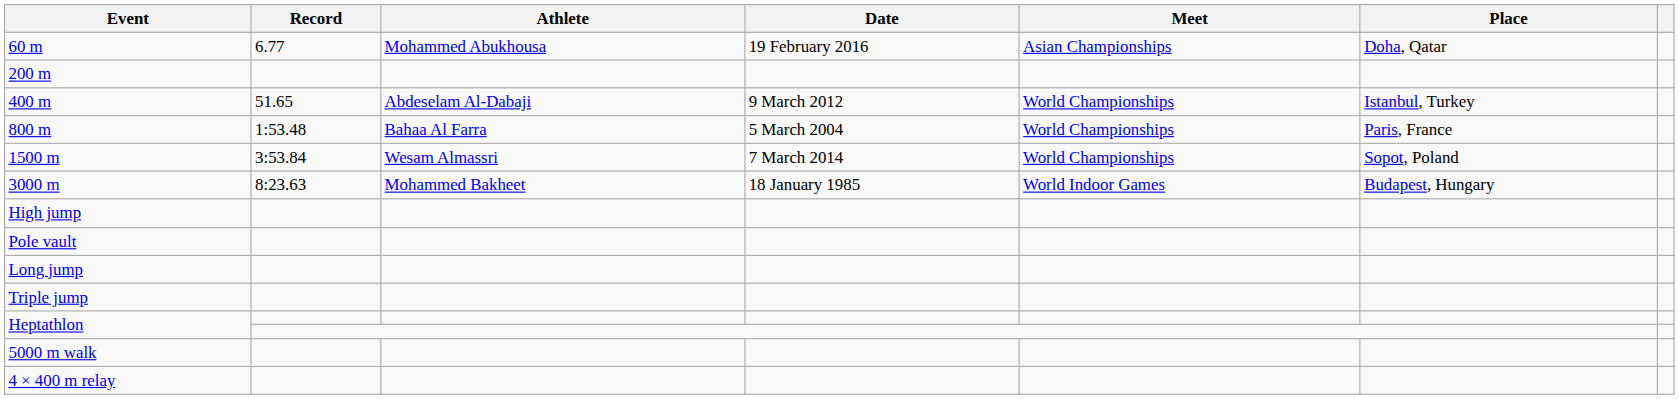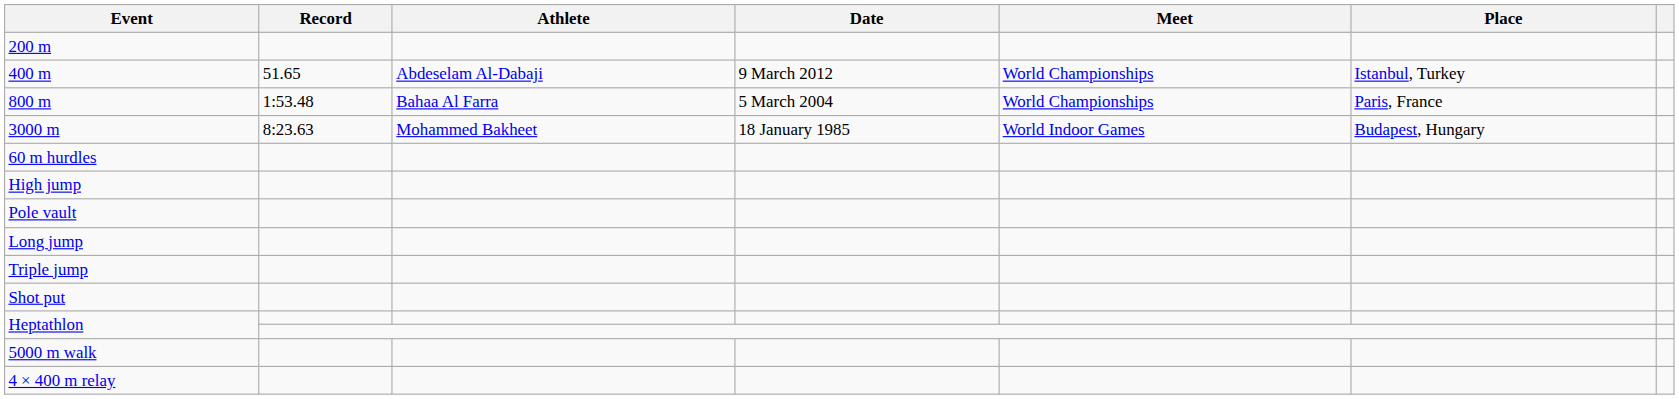- row: (26, 46)
- row: (34, 157)
+ row: (52, 157)
+ row: (37, 296)
